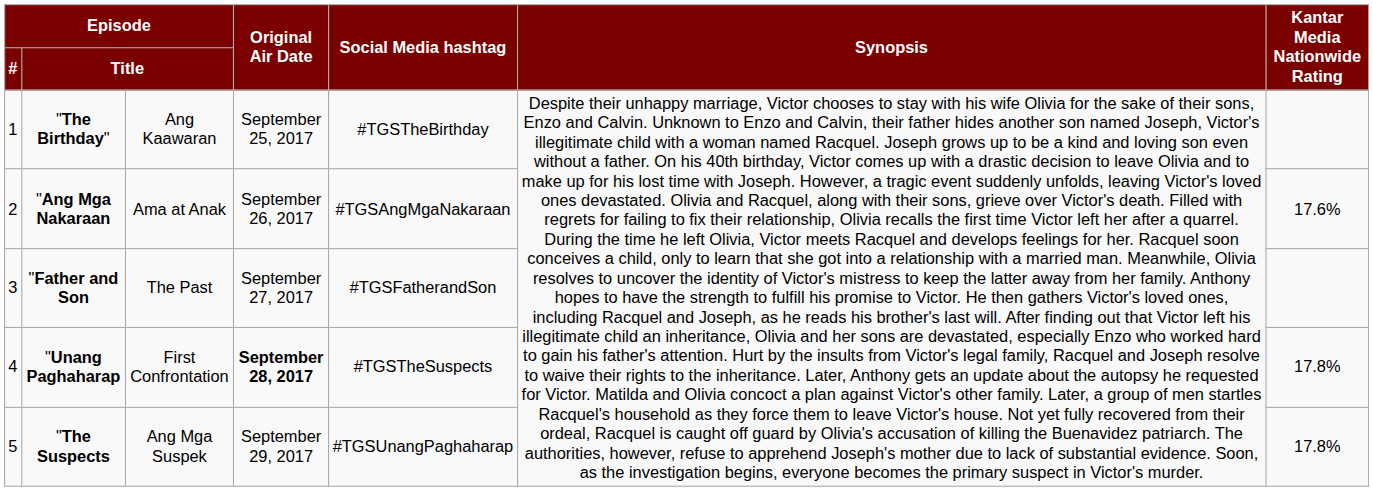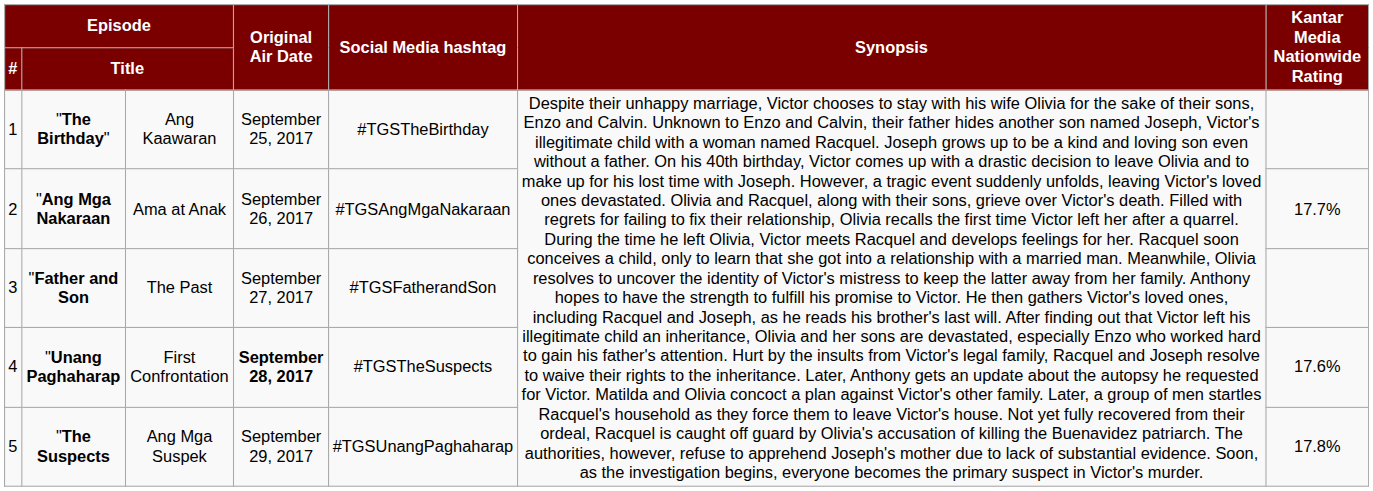(1317, 208) 17.6% -> (1317, 208) 17.7%
(1317, 367) 17.8% -> (1317, 367) 17.6%
